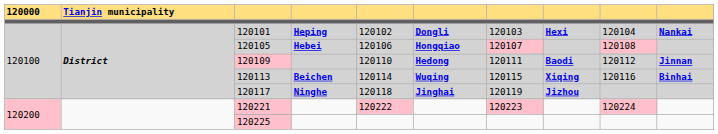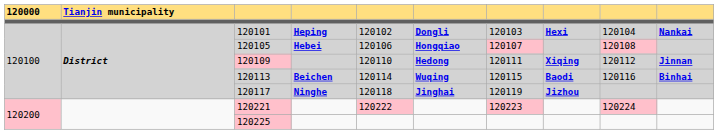(560, 61) Baodi -> (562, 61) Xiqing
(562, 76) Xiqing -> (560, 76) Baodi
